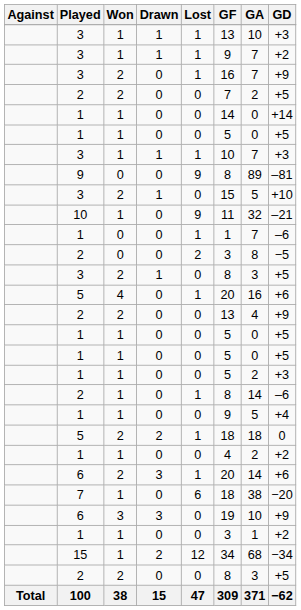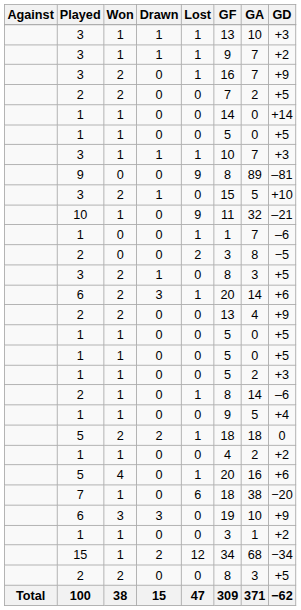rows swapped: (80, 475) <-> (80, 295)
